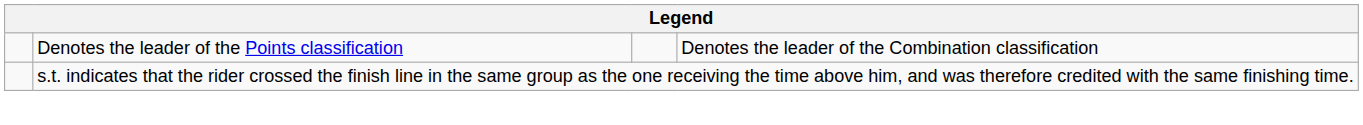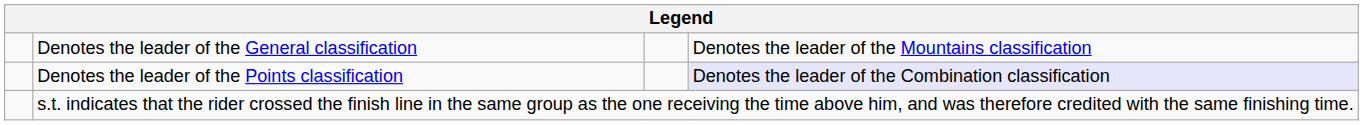+ row: (227, 47)
(890, 47) no background -> (901, 76) lavender background
